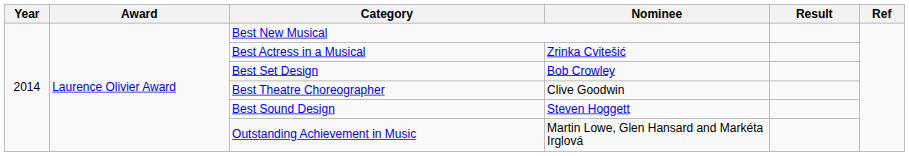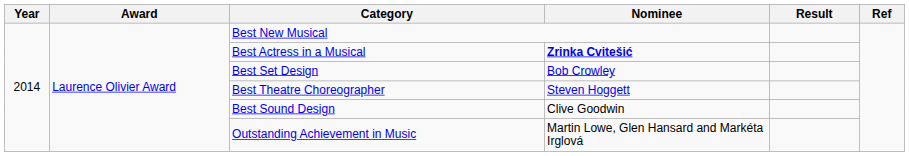(586, 52) normal -> (590, 52) bold
(586, 90) Clive Goodwin -> (588, 90) Steven Hoggett
(588, 109) Steven Hoggett -> (586, 109) Clive Goodwin
